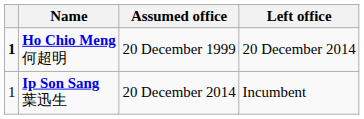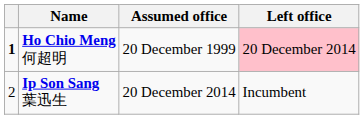(299, 49) no background -> (299, 49) pink background
(12, 92) 1 -> (12, 92) 2
